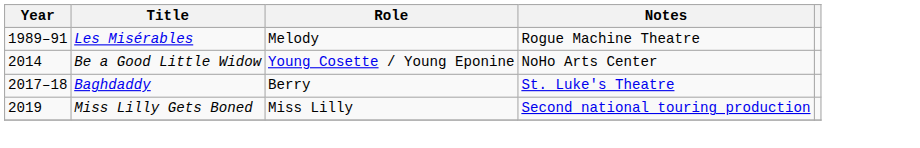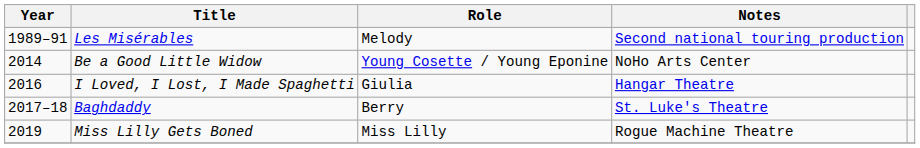(611, 39) Rogue Machine Theatre -> (759, 39) Second national touring production
+ row: (214, 85)
(666, 108) Second national touring production -> (704, 132) Rogue Machine Theatre
